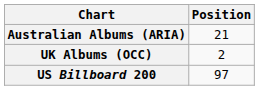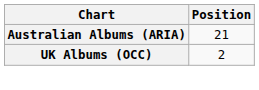- row: (97, 75)
